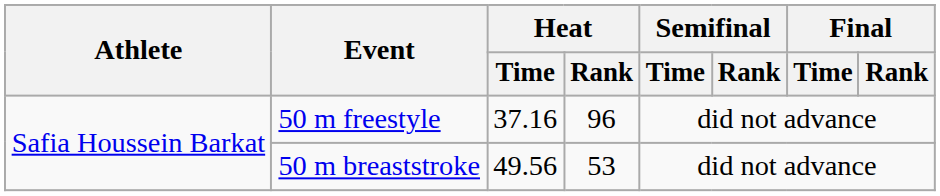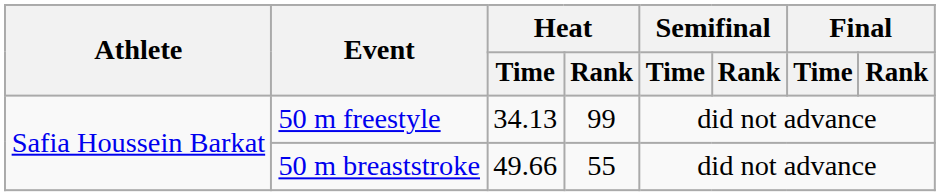(525, 119) 37.16 -> (525, 119) 34.13
(602, 119) 96 -> (602, 119) 99
(525, 166) 49.56 -> (525, 166) 49.66
(602, 166) 53 -> (602, 166) 55
